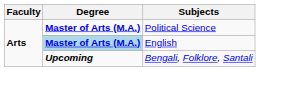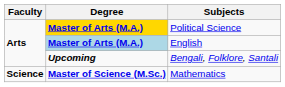(93, 27) no background -> (95, 27) gold background
+ row: (198, 74)
